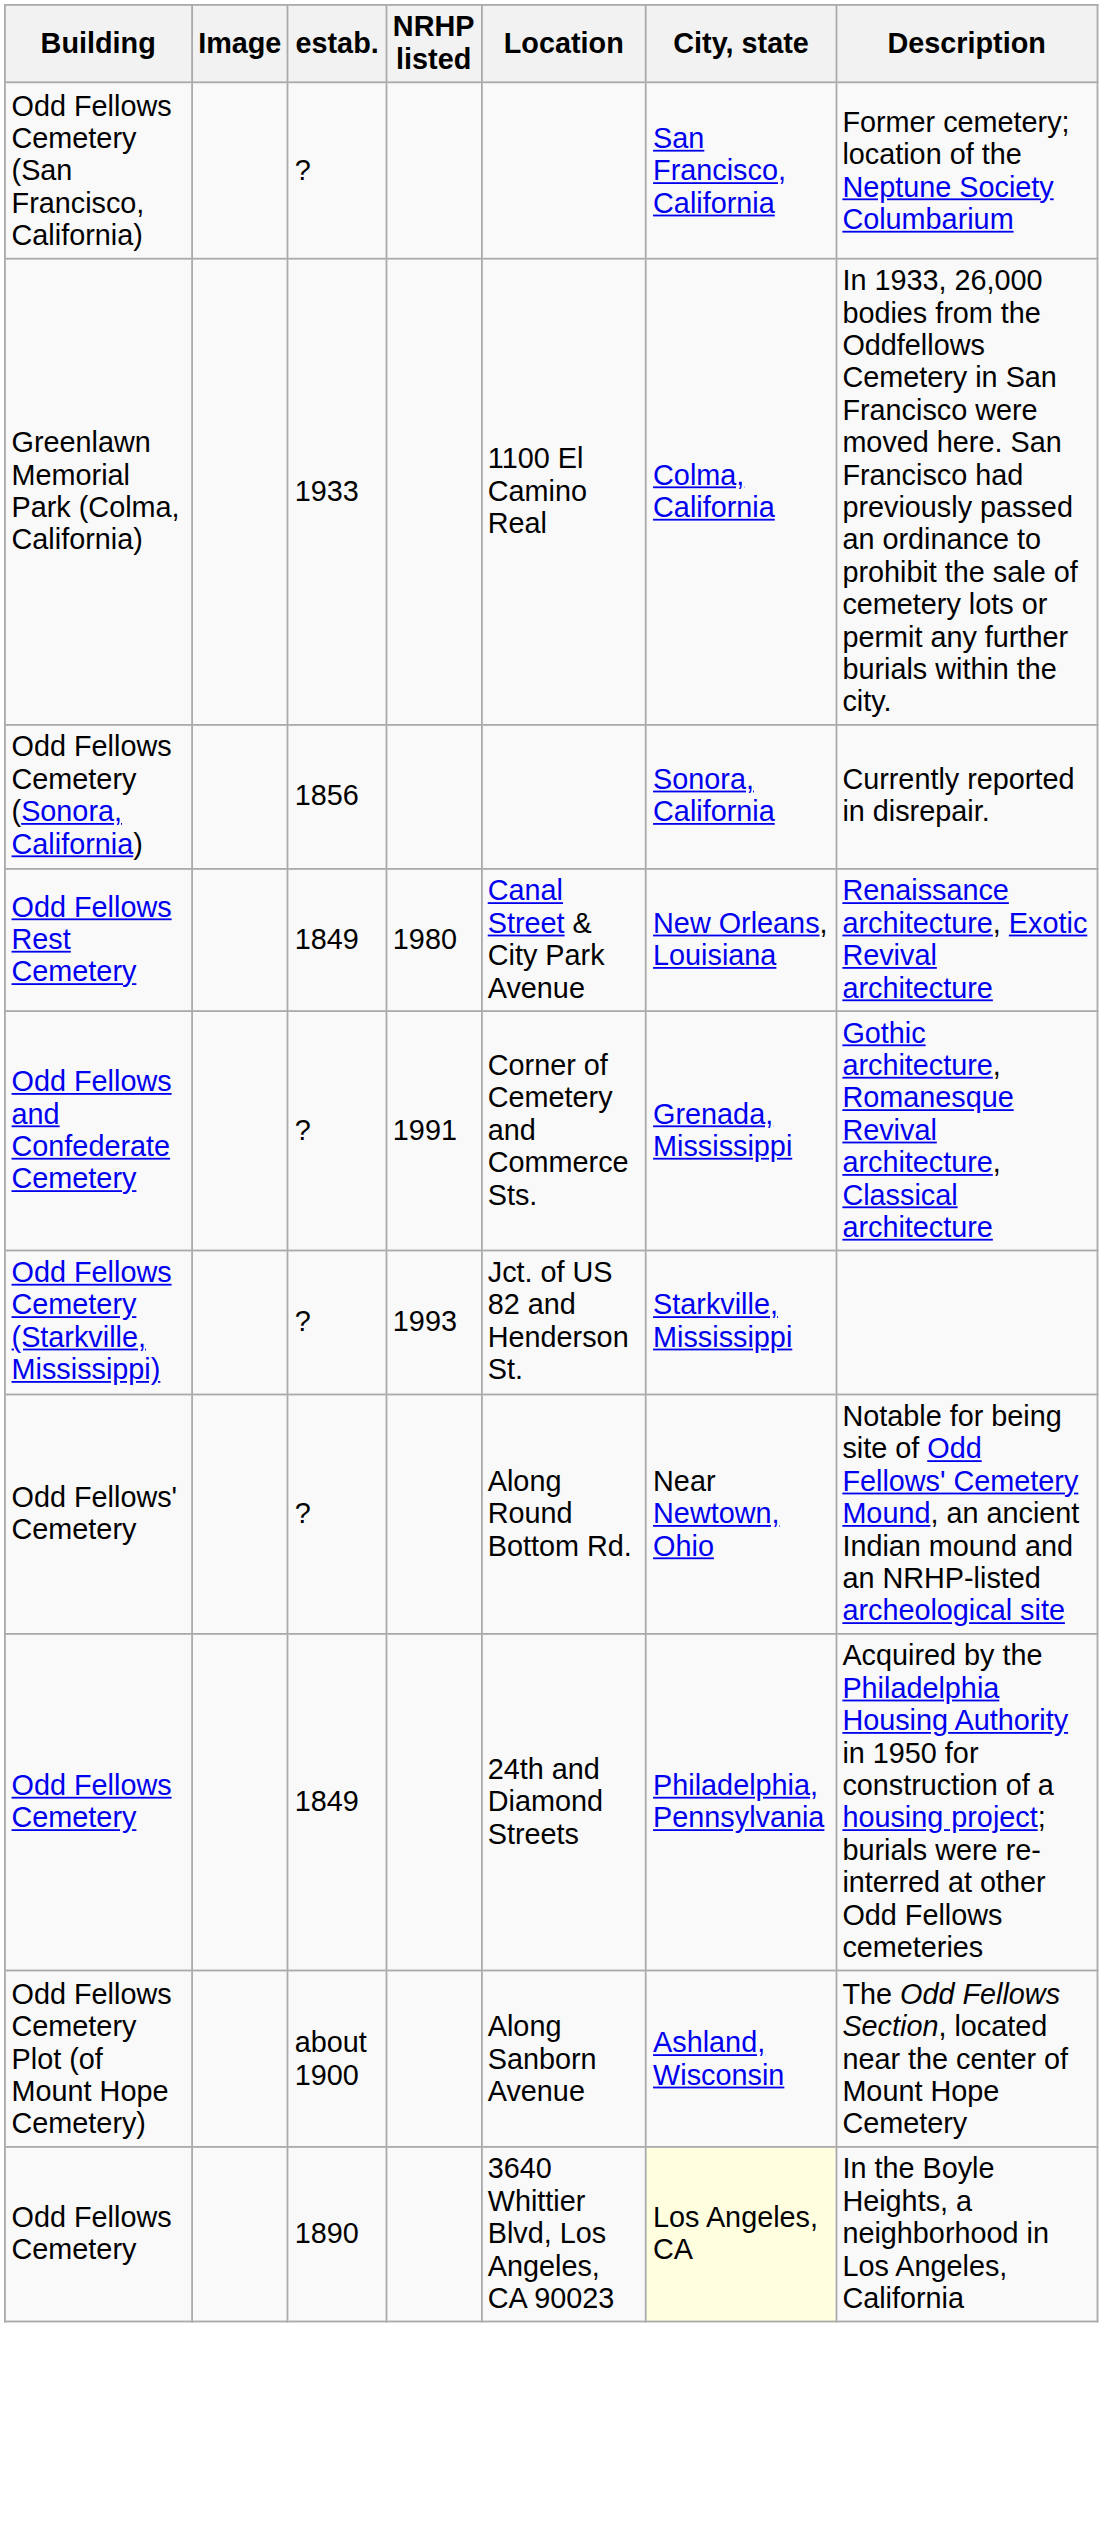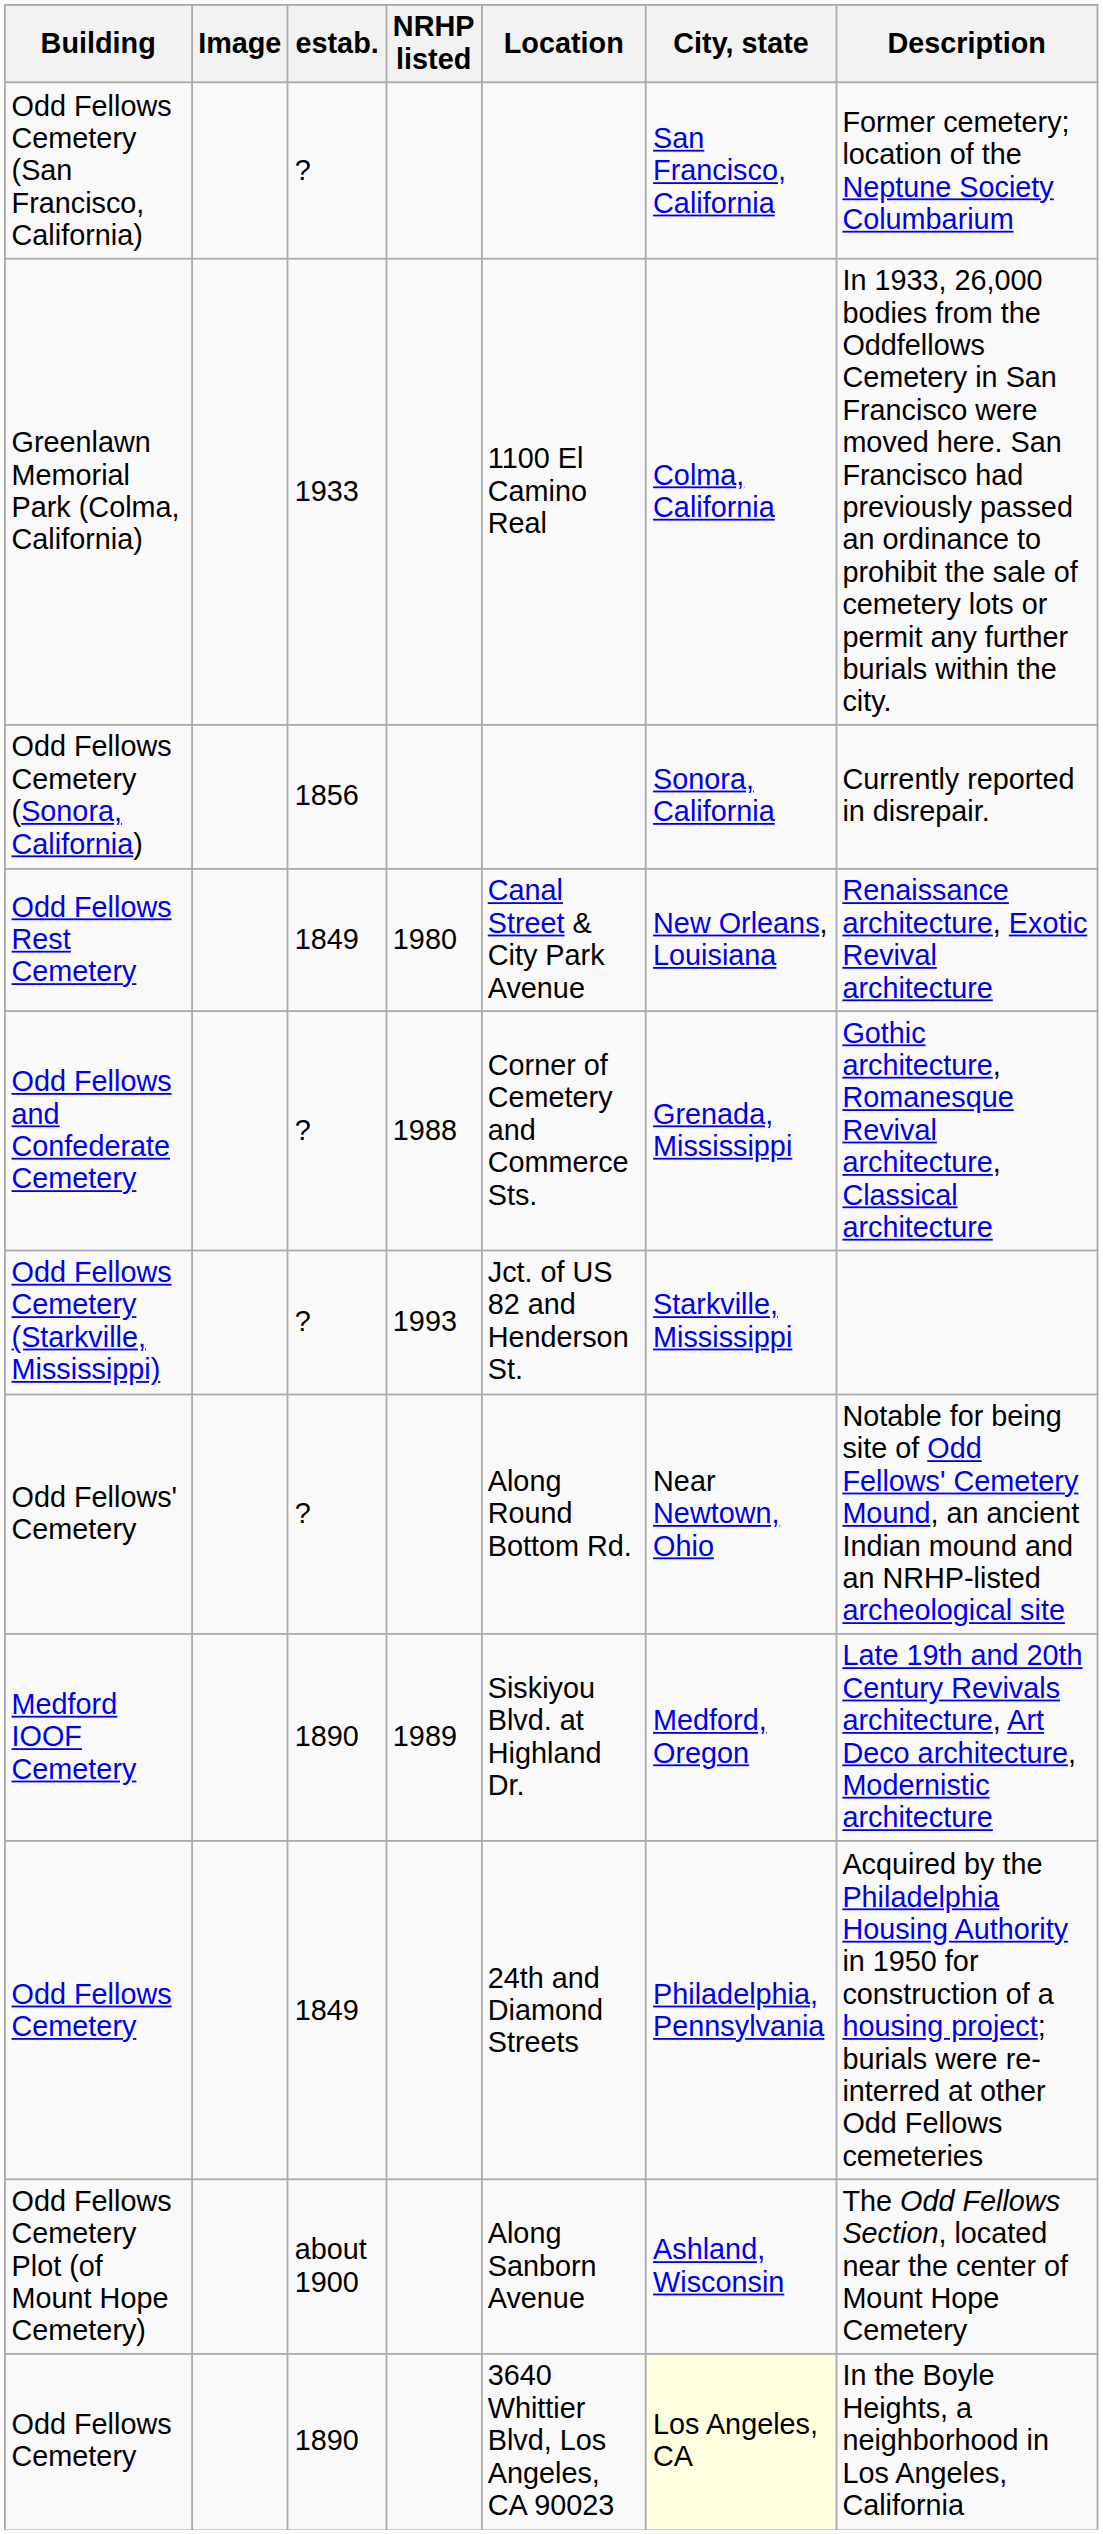(425, 1130) 1991 -> (425, 1130) 1988
+ row: (74, 1737)
